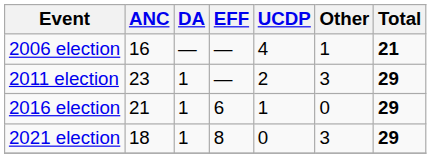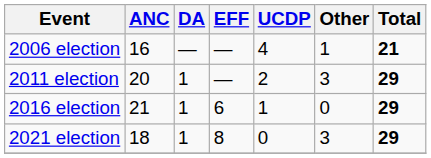(139, 78) 23 -> (139, 78) 20
